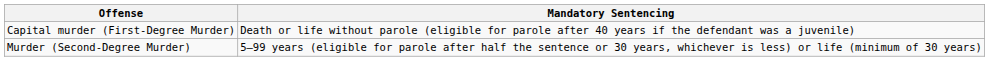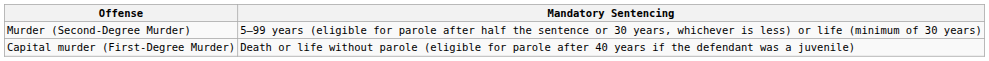rows swapped: (99, 47) <-> (121, 30)
